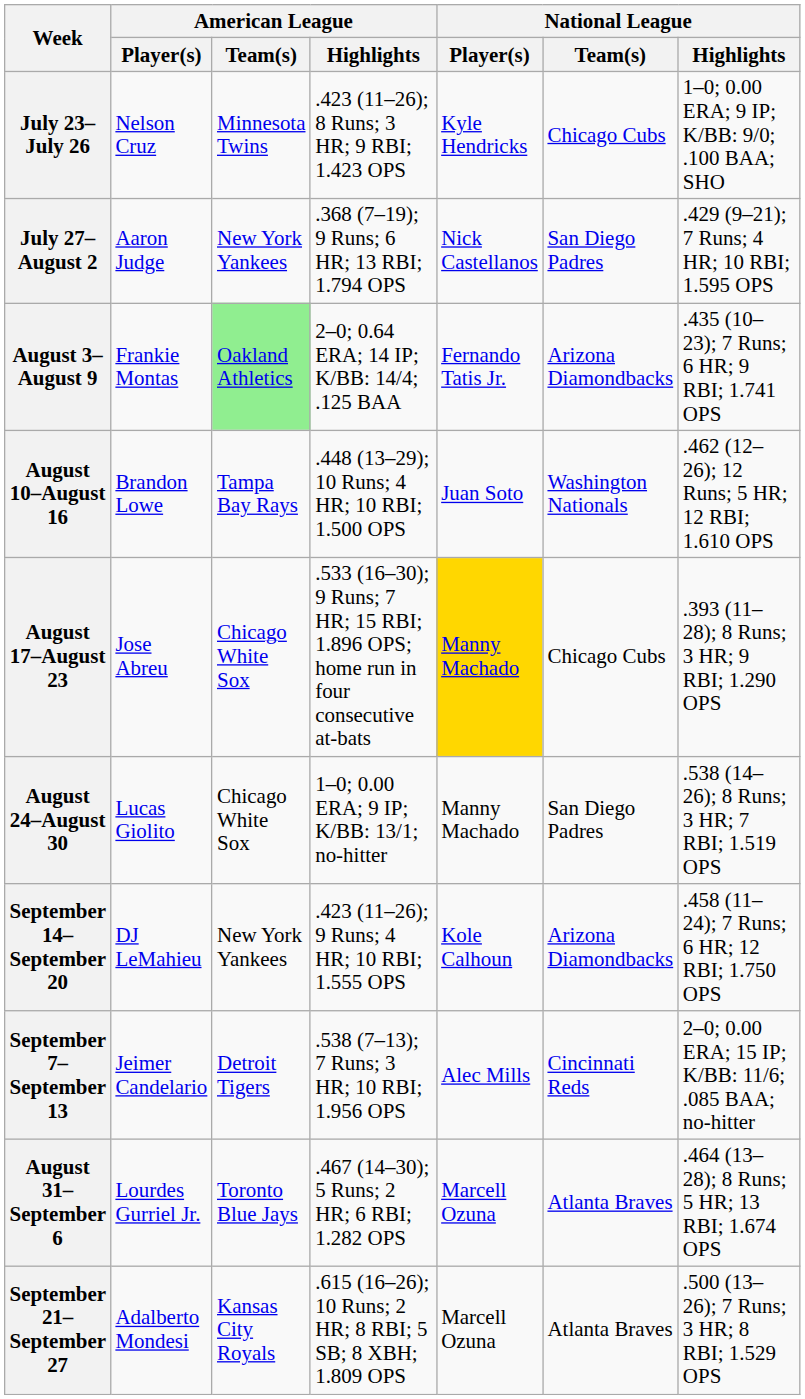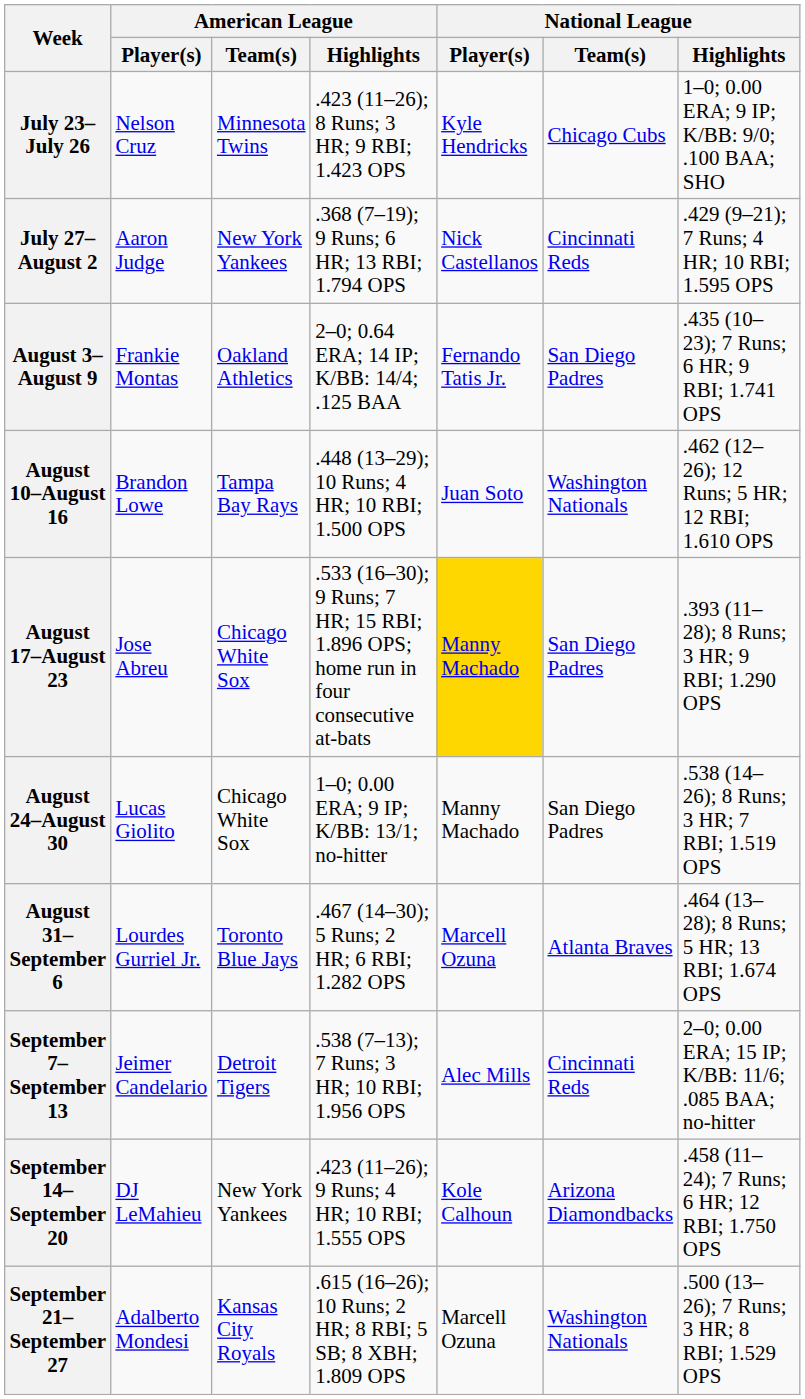(591, 250) San Diego Padres -> (591, 250) Cincinnati Reds
(255, 366) lightgreen background -> (255, 366) no background
(610, 366) Arizona Diamondbacks -> (591, 366) San Diego Padres
(607, 656) Chicago Cubs -> (591, 656) San Diego Padres
rows swapped: (58, 1202) <-> (58, 947)
(610, 1329) Atlanta Braves -> (597, 1329) Washington Nationals
